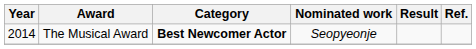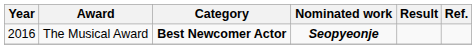(22, 34) 2014 -> (22, 34) 2016
(344, 34) normal -> (344, 34) bold
